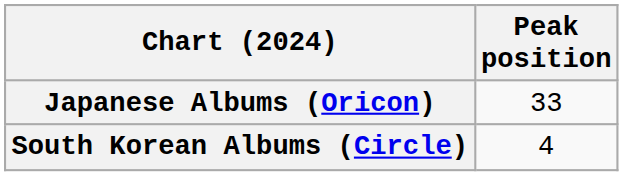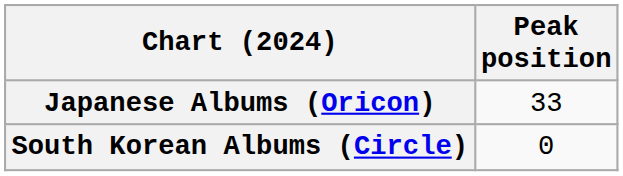(546, 147) 4 -> (546, 147) 0
